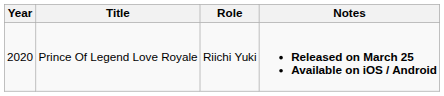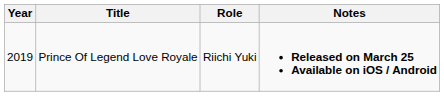(20, 57) 2020 -> (20, 57) 2019
